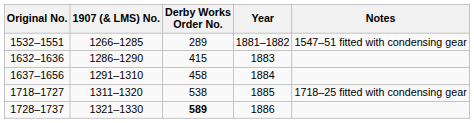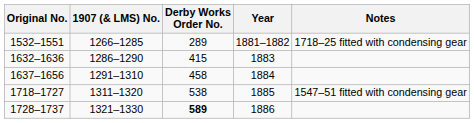(381, 42) 1547–51 fitted with condensing gear -> (381, 42) 1718–25 fitted with condensing gear
(381, 93) 1718–25 fitted with condensing gear -> (381, 93) 1547–51 fitted with condensing gear
